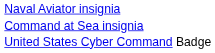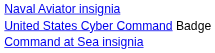rows swapped: (74, 25) <-> (108, 42)
